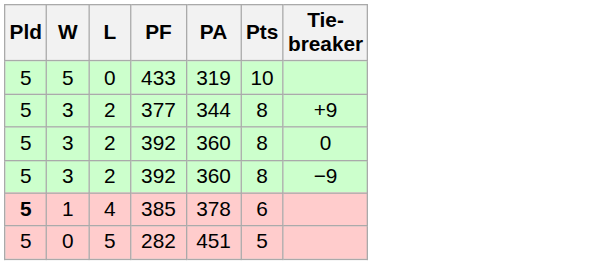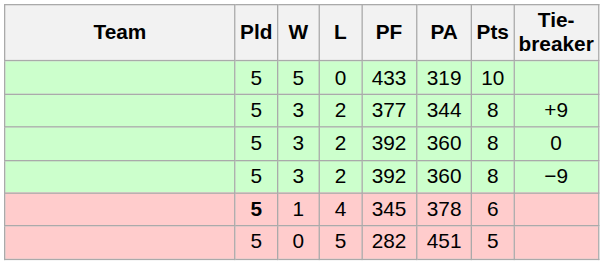+ column: (120, 32)
(158, 209) 385 -> (389, 209) 345
